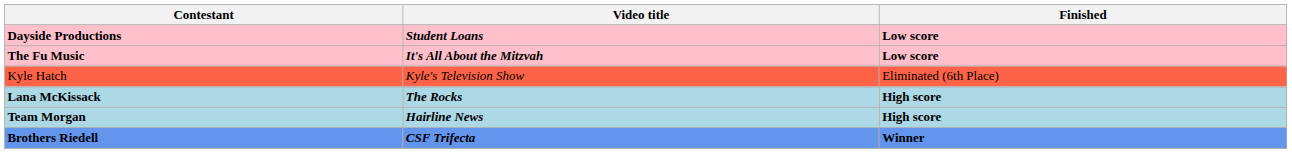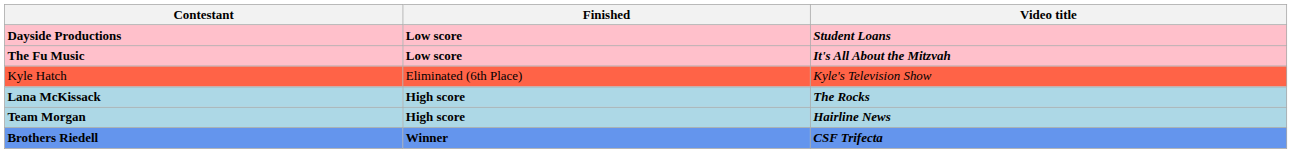columns swapped: (641, 14) <-> (1083, 14)
